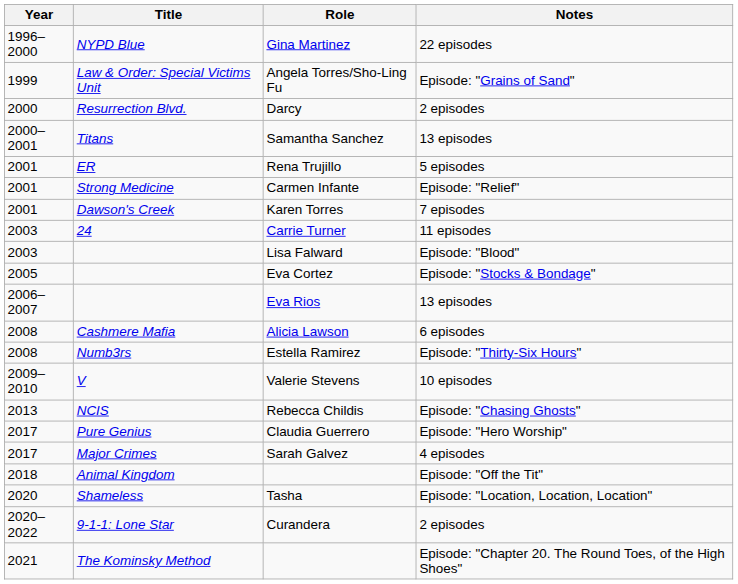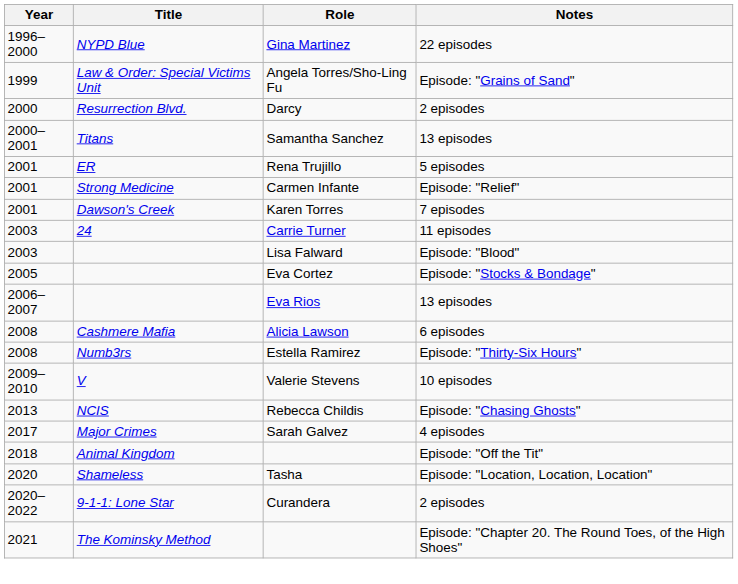- row: (114, 431)
